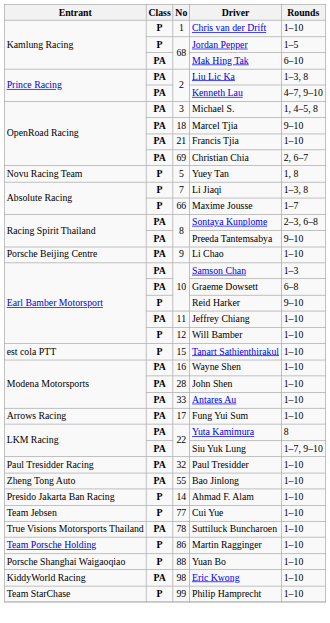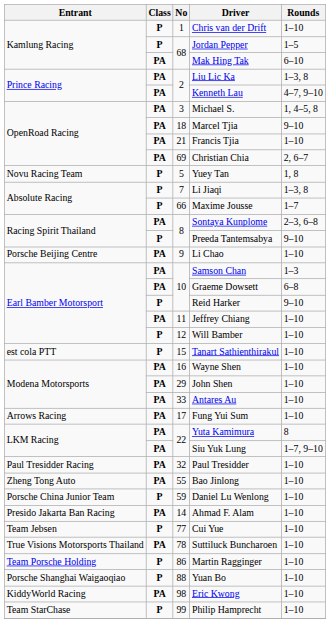(160, 238) PA -> (160, 238) P
(181, 383) 28 -> (181, 383) 29
+ row: (230, 496)
(160, 496) P -> (160, 512) PA
